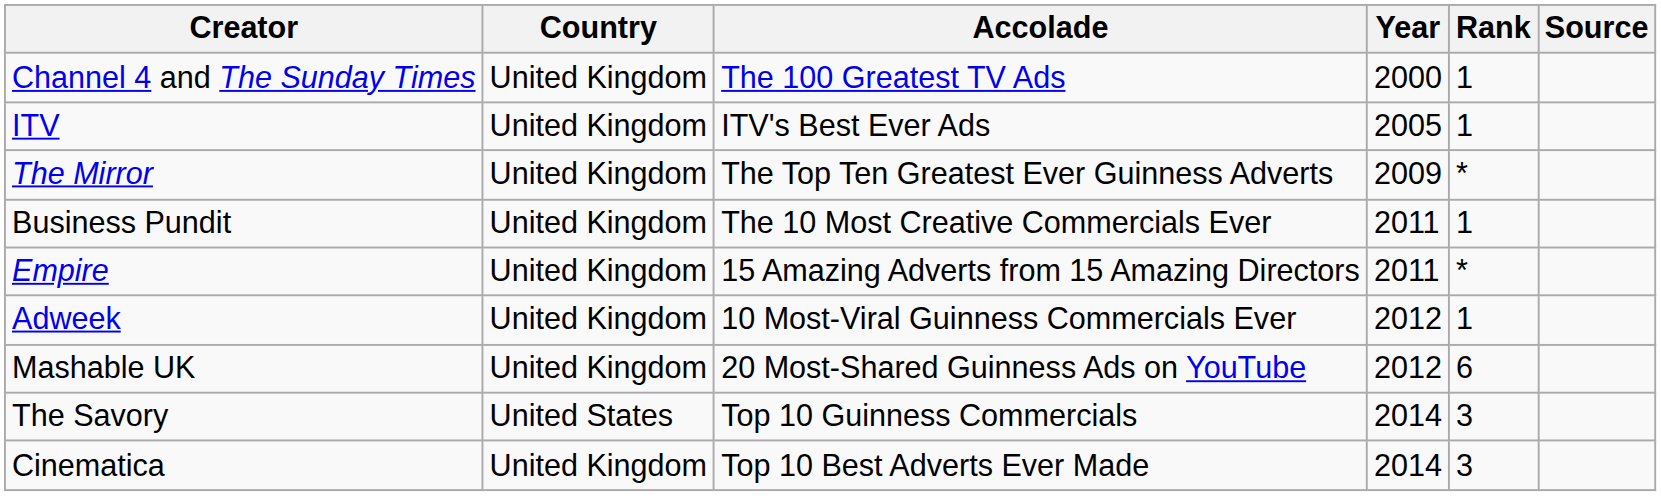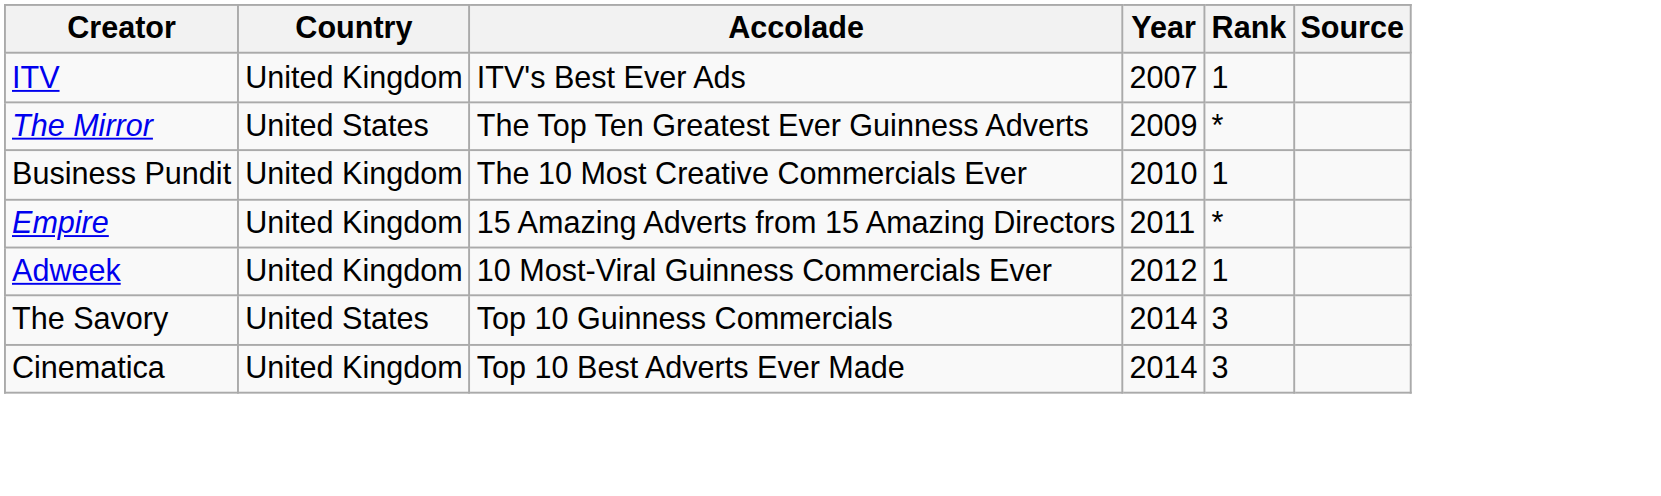- row: (244, 77)
(1408, 125) 2005 -> (1163, 77) 2007
(598, 174) United Kingdom -> (337, 125) United States
(1407, 222) 2011 -> (1163, 174) 2010
- row: (104, 367)
